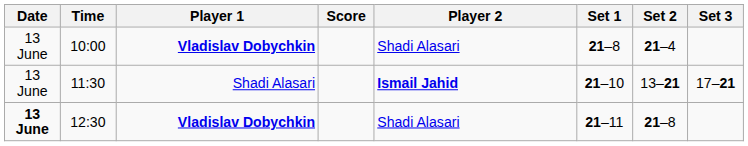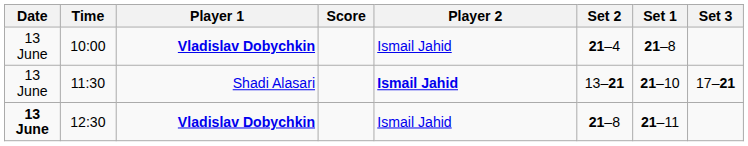columns swapped: (604, 16) <-> (660, 16)
(418, 46) Shadi Alasari -> (414, 46) Ismail Jahid
(418, 122) Shadi Alasari -> (414, 122) Ismail Jahid
